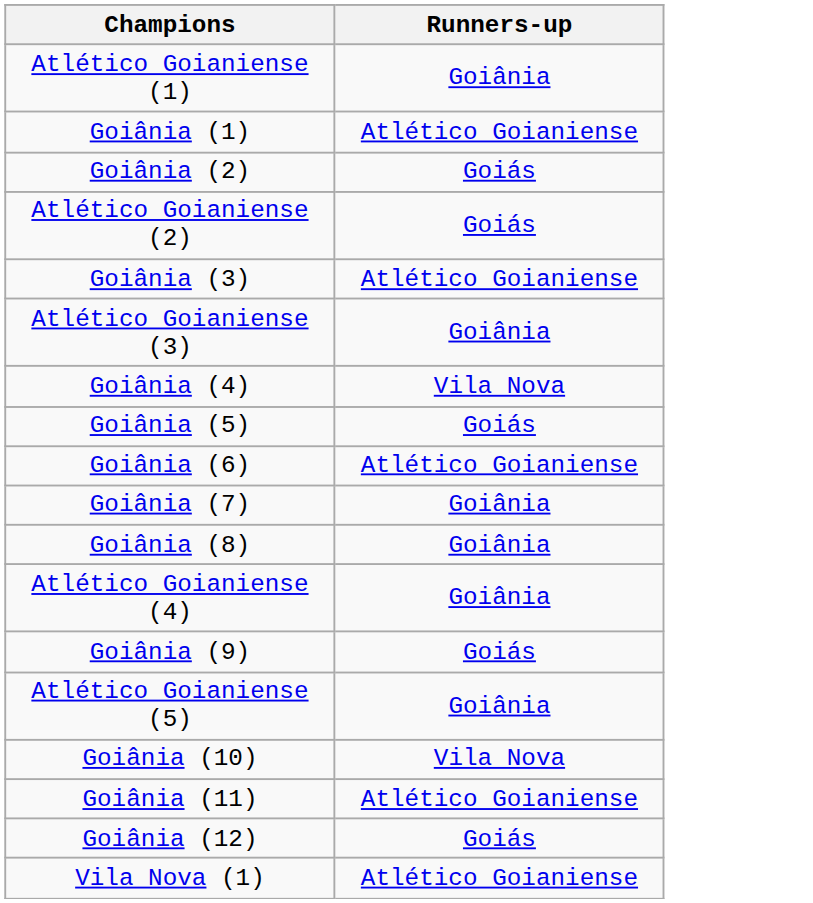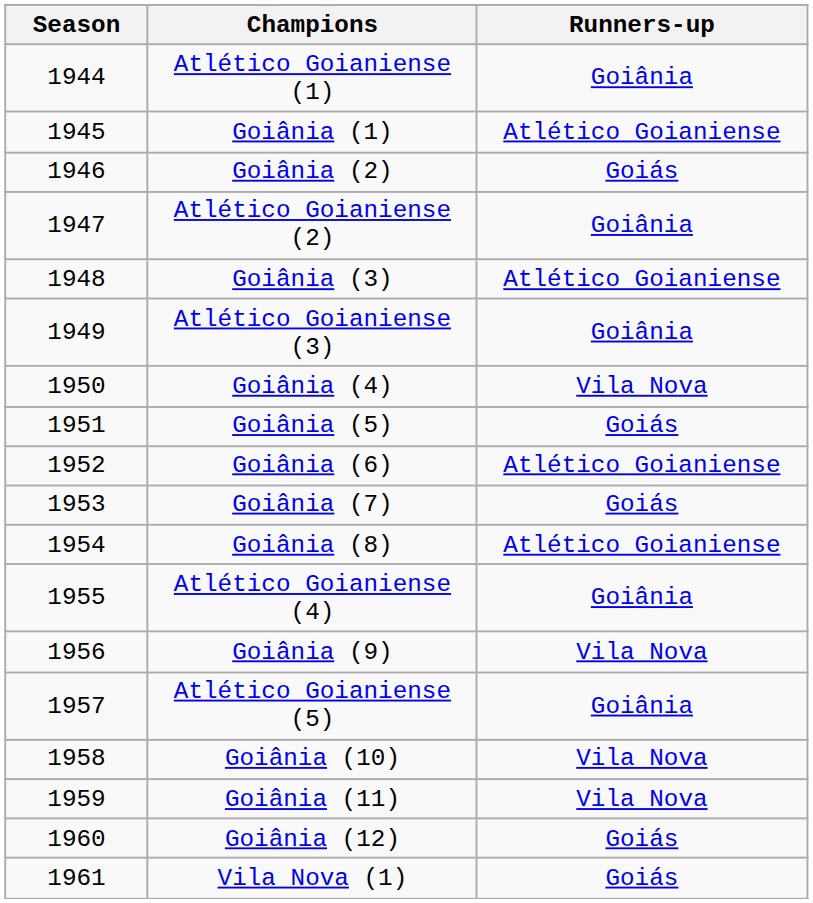+ column: (76, 25)
(499, 225) Goiás -> (642, 225) Goiânia
(499, 505) Goiânia -> (642, 505) Goiás
(499, 545) Goiânia -> (642, 545) Atlético Goianiense
(499, 652) Goiás -> (642, 652) Vila Nova
(499, 799) Atlético Goianiense -> (642, 799) Vila Nova
(499, 878) Atlético Goianiense -> (642, 878) Goiás
